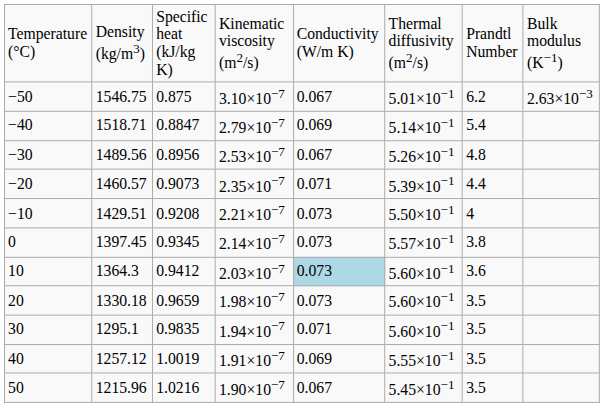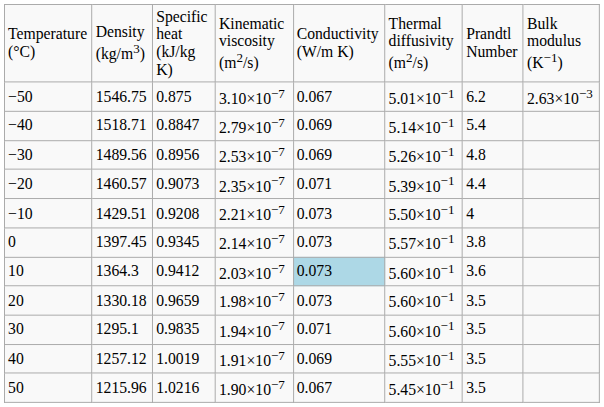(314, 155) 0.067 -> (314, 155) 0.069
